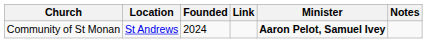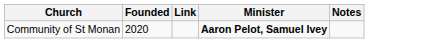- column: (152, 12)
(195, 29) 2024 -> (137, 29) 2020
